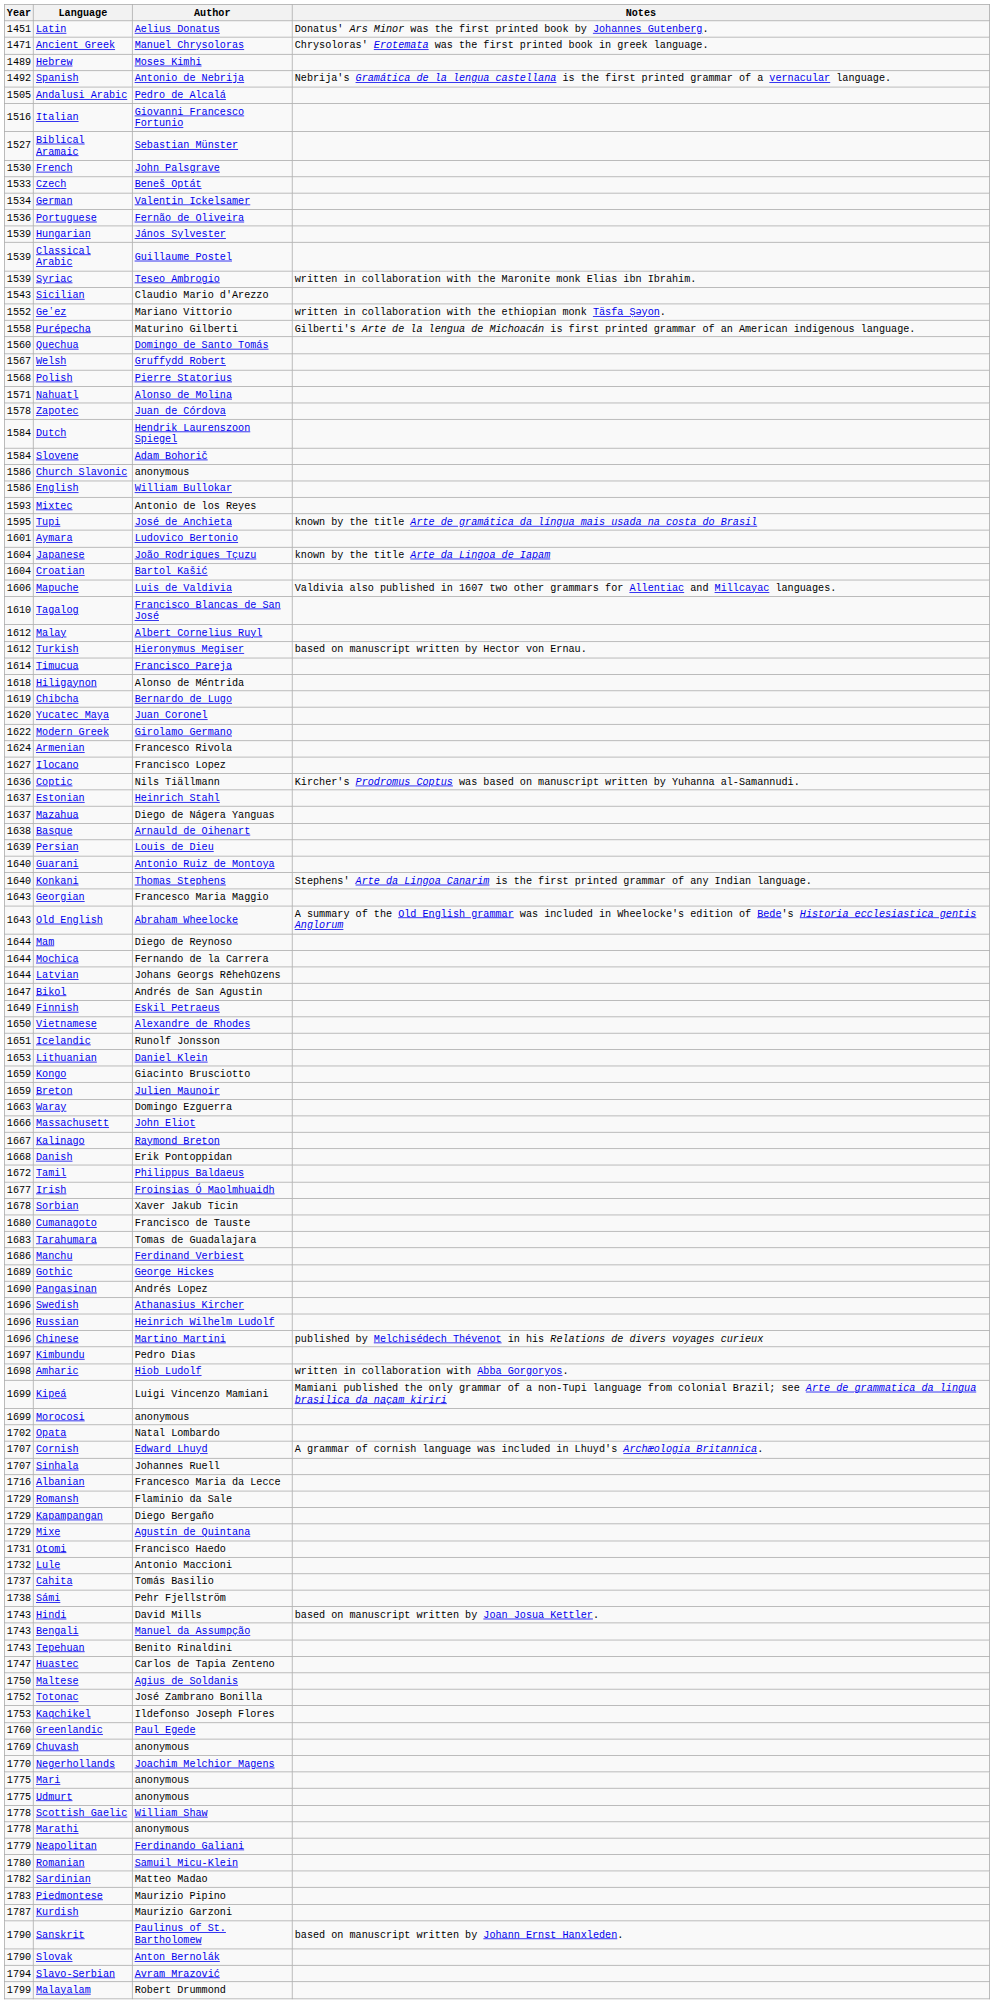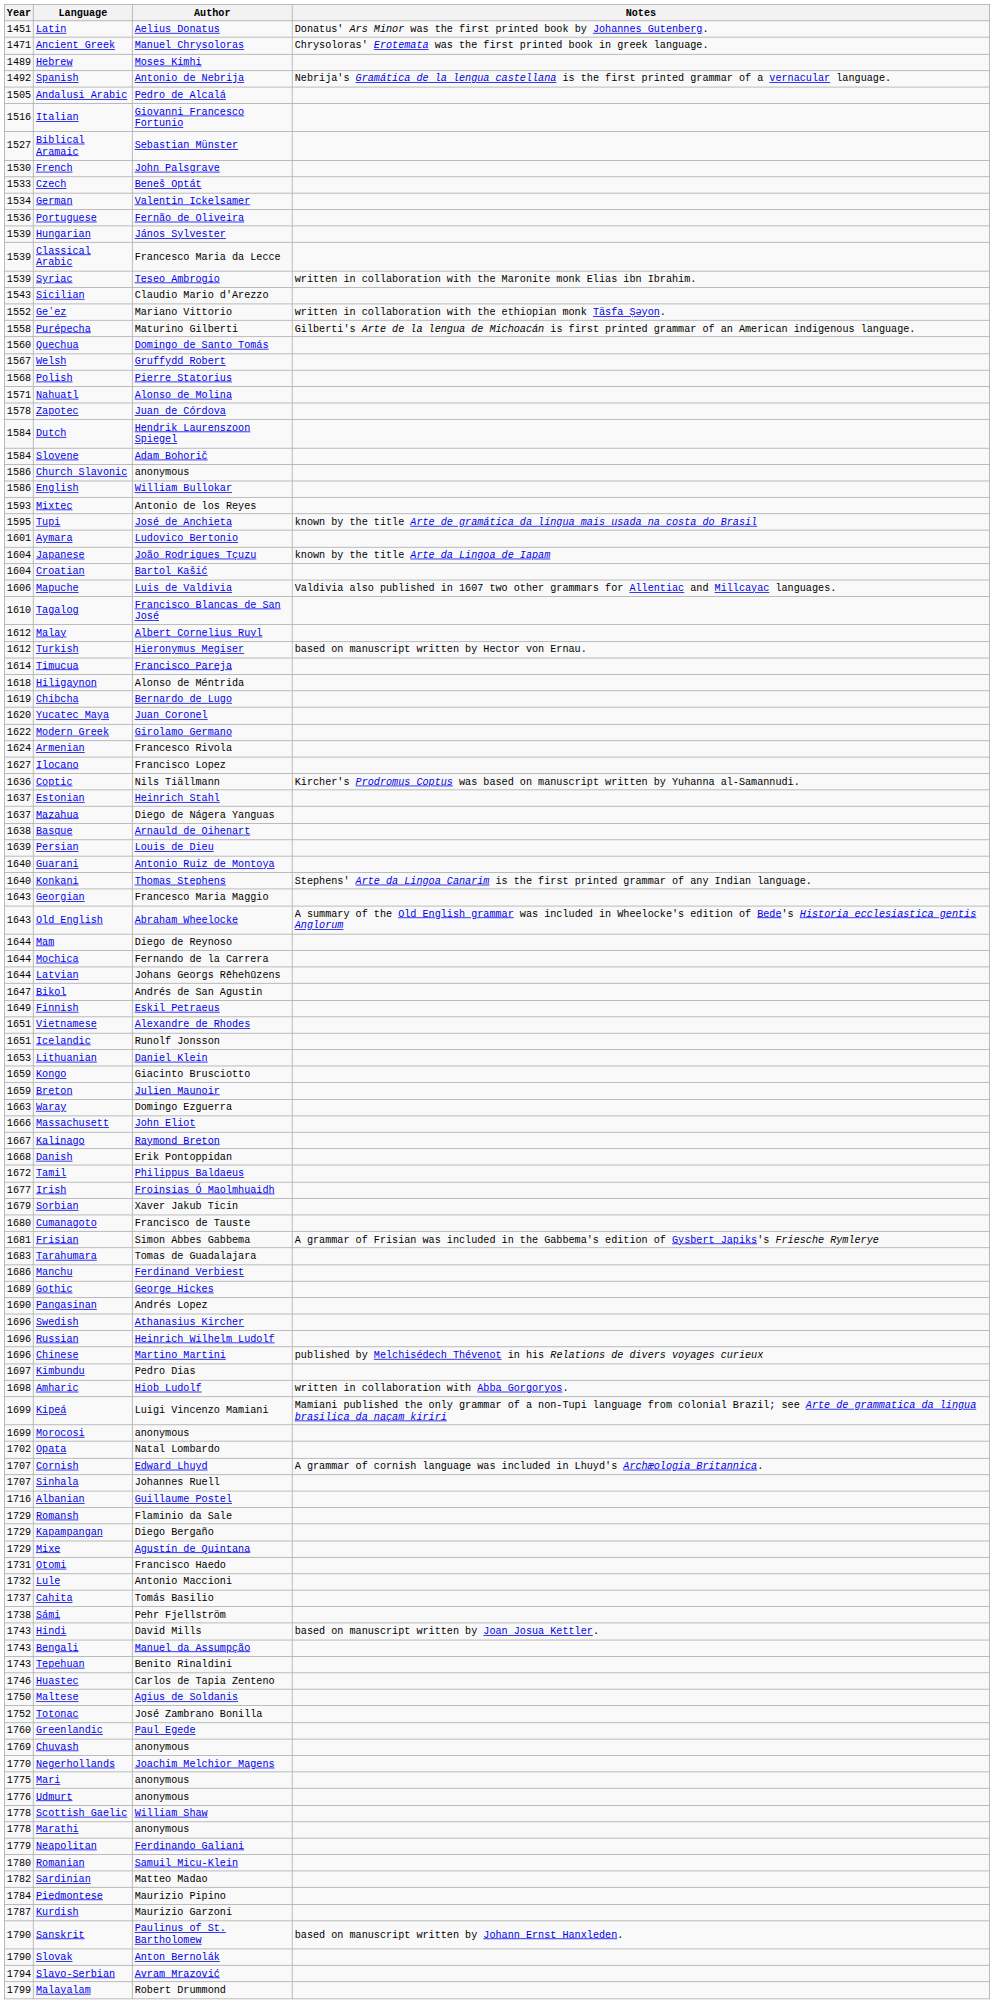(183, 257) Guillaume Postel -> (208, 257) Francesco Maria da Lecce
(19, 1025) 1650 -> (19, 1025) 1651
(19, 1207) 1678 -> (19, 1207) 1679
+ row: (57, 1240)
(208, 1483) Francesco Maria da Lecce -> (183, 1499) Guillaume Postel
(19, 1665) 1747 -> (19, 1681) 1746
- row: (63, 1714)
(19, 1797) 1775 -> (19, 1797) 1776
(19, 1896) 1783 -> (19, 1896) 1784
